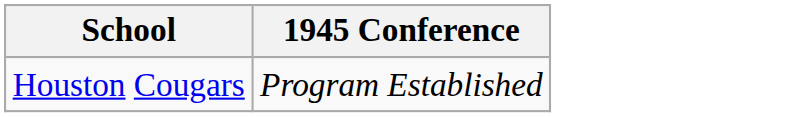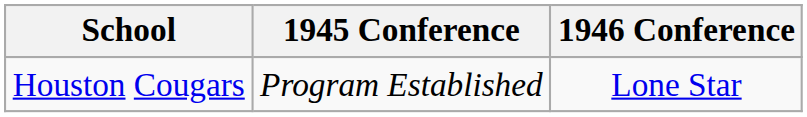+ column: (676, 30)
